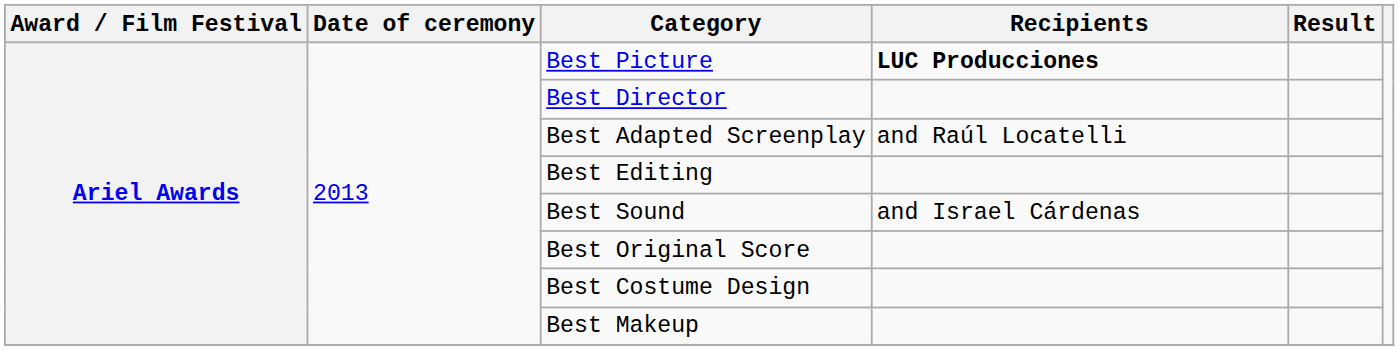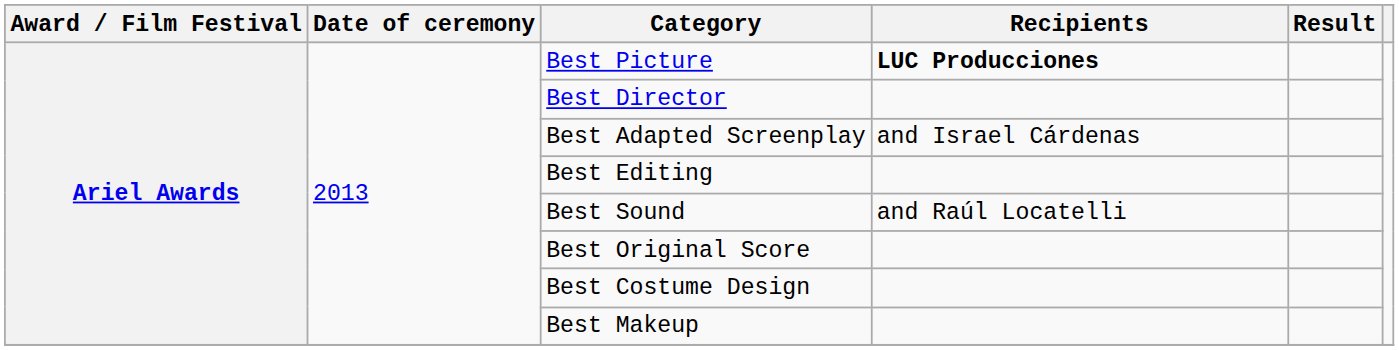(1002, 137) and Raúl Locatelli -> (1009, 137) and Israel Cárdenas
(1009, 212) and Israel Cárdenas -> (1002, 212) and Raúl Locatelli
